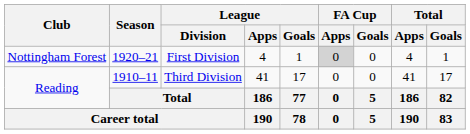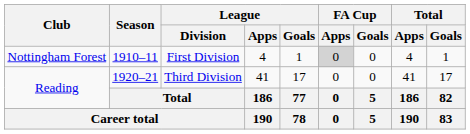(135, 56) 1920–21 -> (135, 56) 1910–11
(135, 77) 1910–11 -> (135, 77) 1920–21
